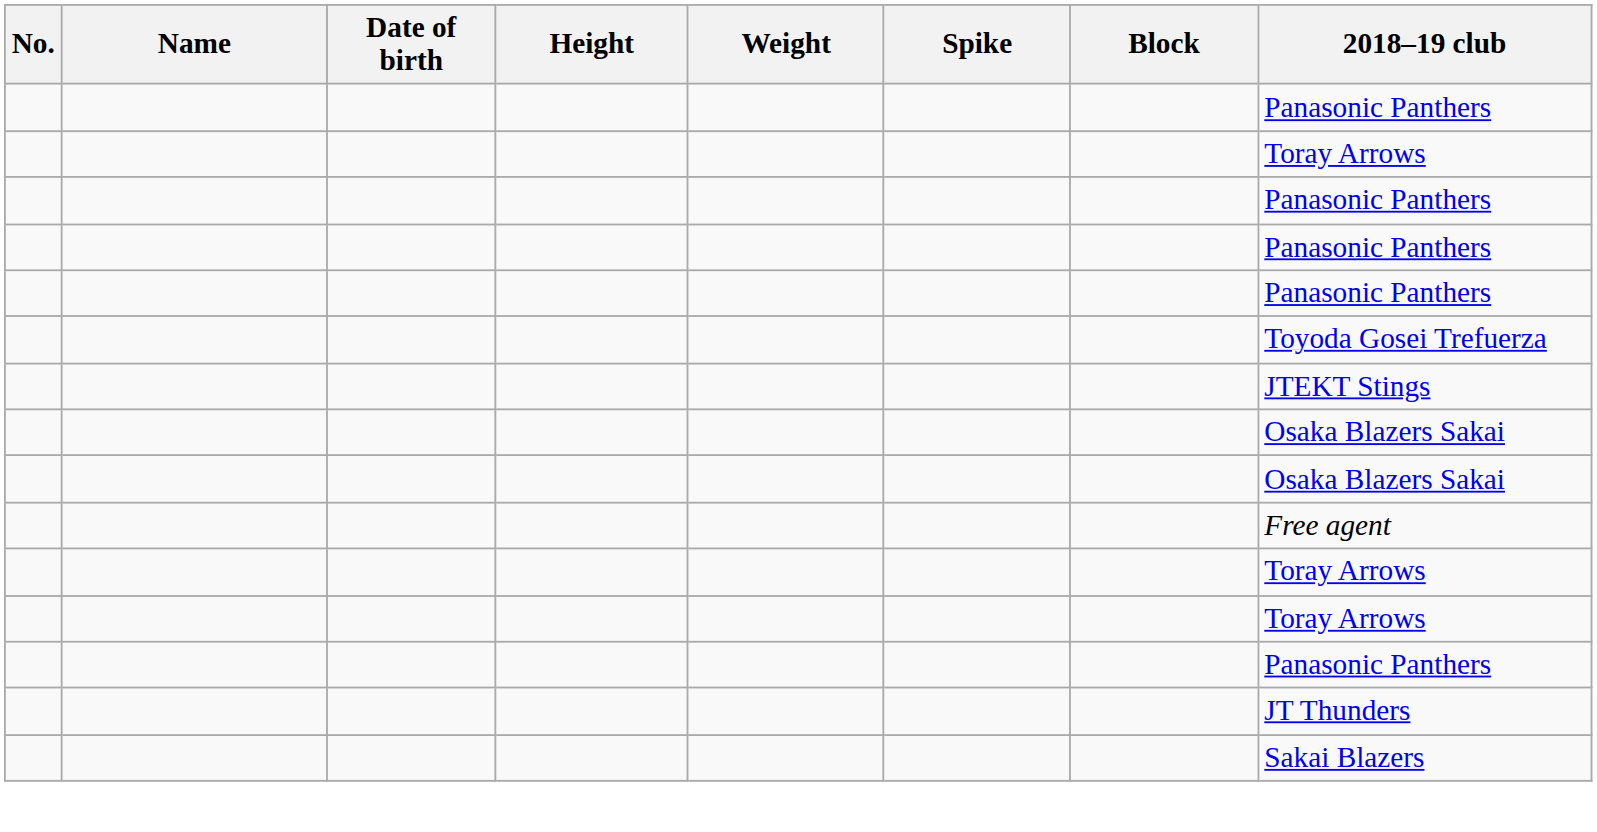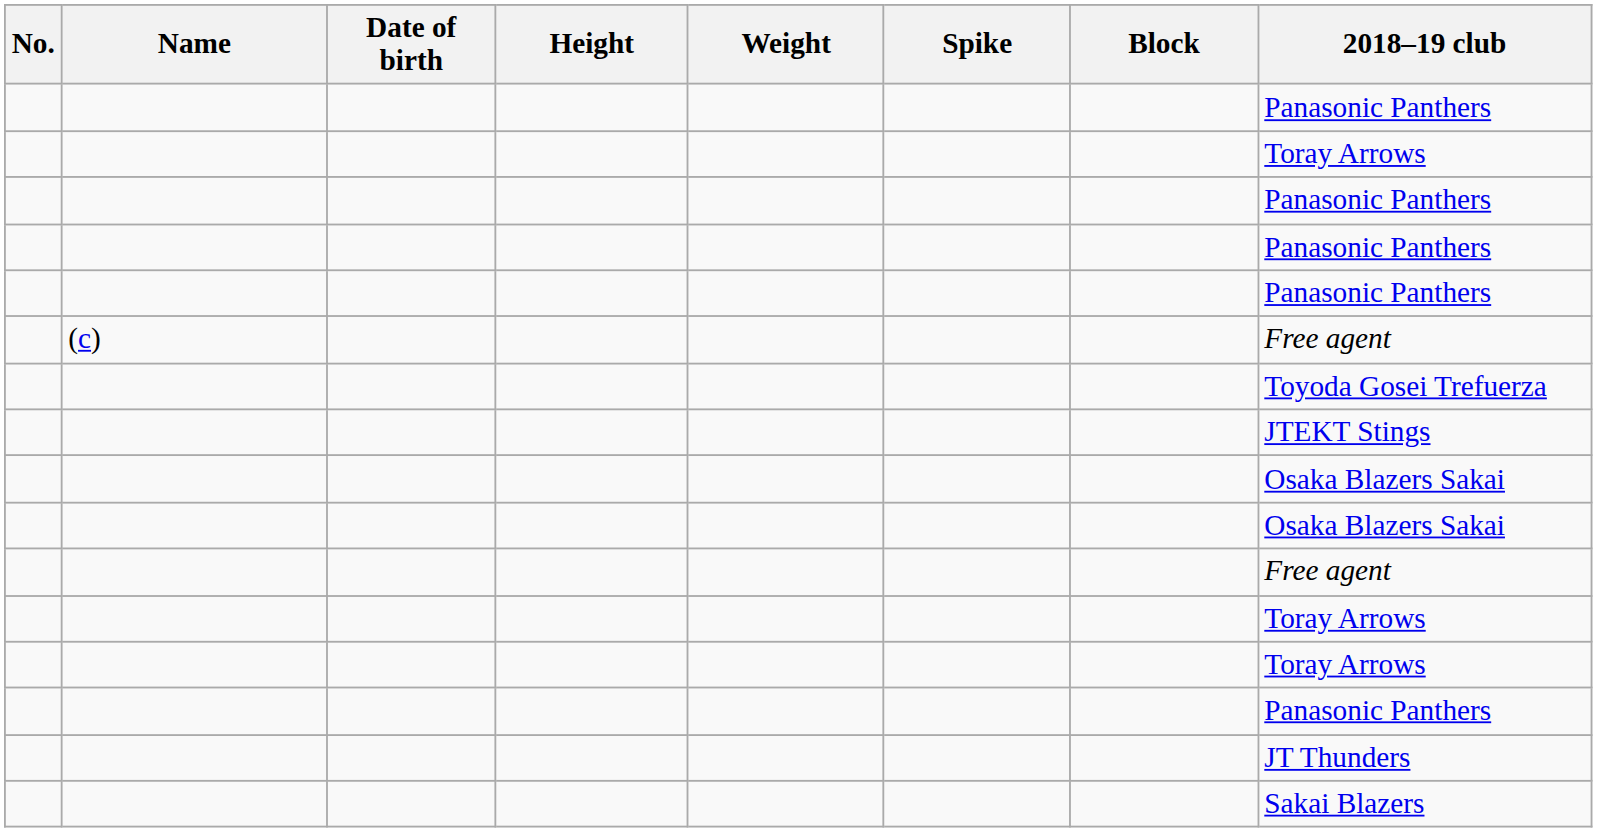+ row: (33, 340)
